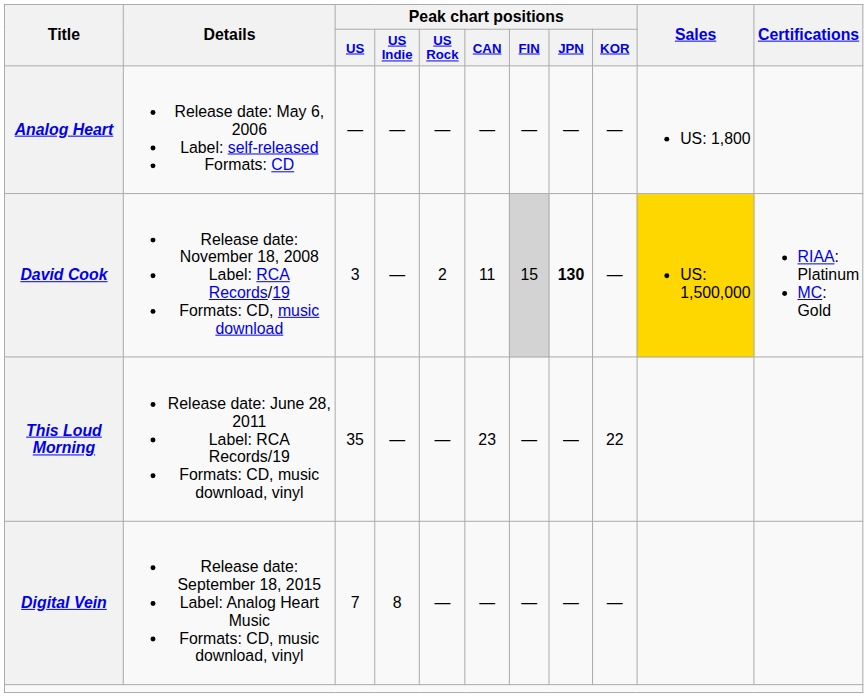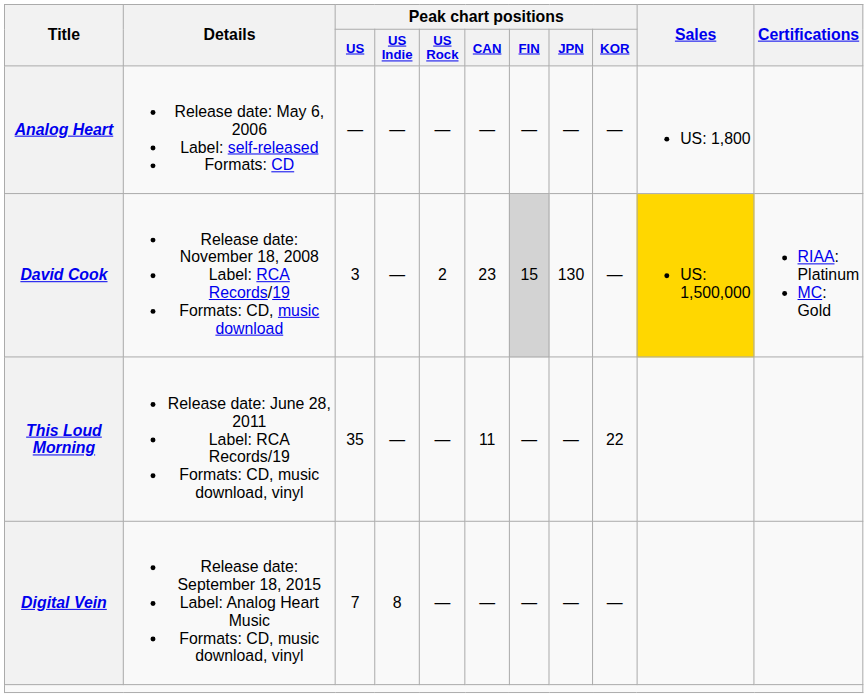(487, 275) 11 -> (487, 275) 23
(571, 275) bold -> (571, 275) normal
(487, 439) 23 -> (487, 439) 11
